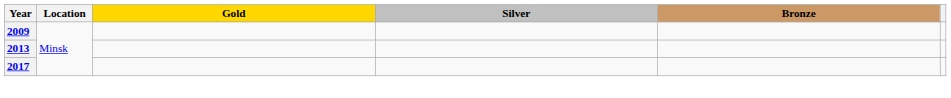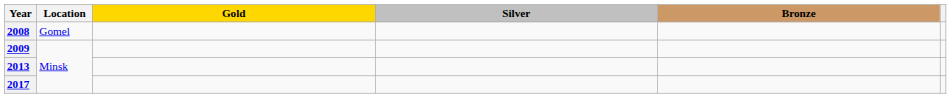+ row: (18, 31)
